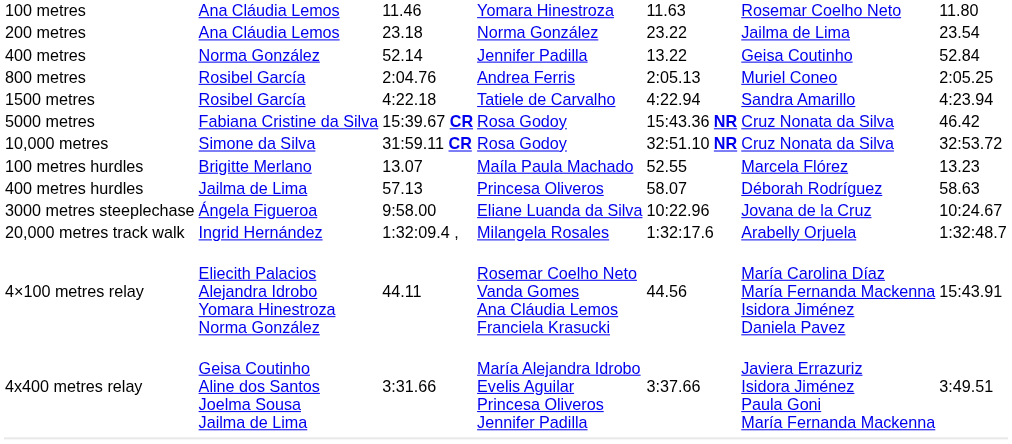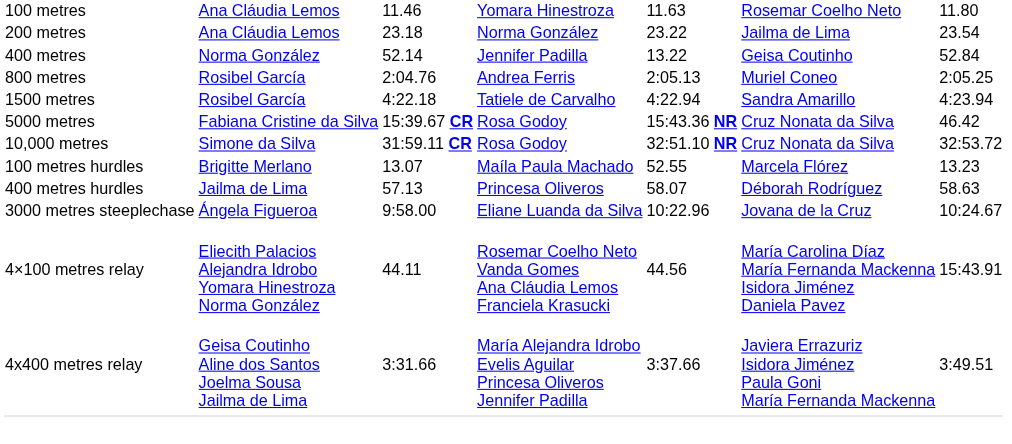- row: (95, 233)
